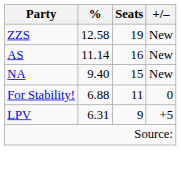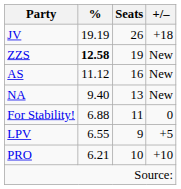+ row: (14, 34)
(95, 34) normal -> (95, 54) bold
(95, 54) 11.14 -> (95, 74) 11.12
(137, 74) 15 -> (137, 94) 13
(98, 114) 6.31 -> (98, 134) 6.55
+ row: (20, 154)
